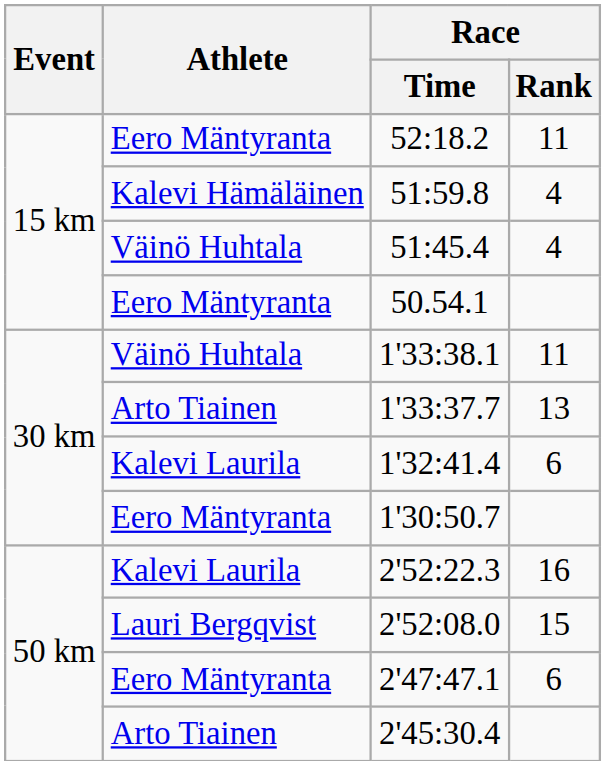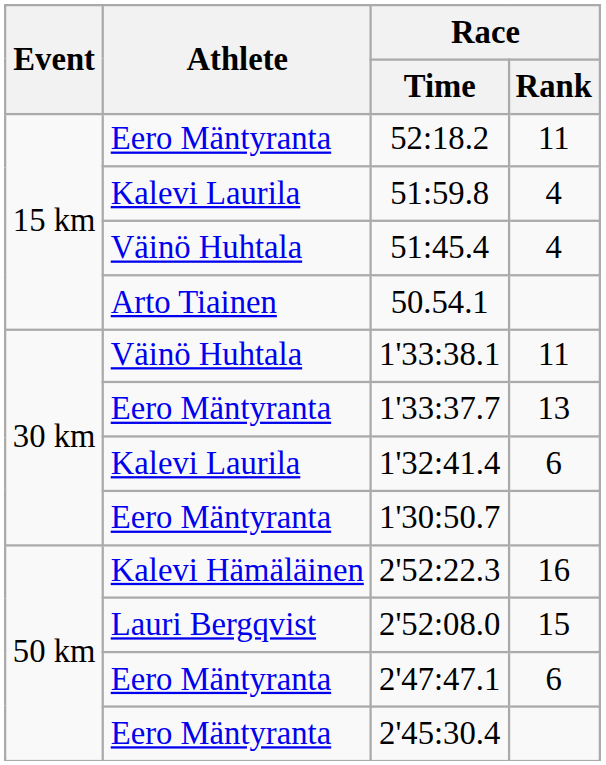(237, 193) Kalevi Hämäläinen -> (206, 193) Kalevi Laurila
(221, 301) Eero Mäntyranta -> (194, 301) Arto Tiainen
(194, 409) Arto Tiainen -> (221, 409) Eero Mäntyranta
(206, 570) Kalevi Laurila -> (237, 570) Kalevi Hämäläinen
(194, 732) Arto Tiainen -> (221, 732) Eero Mäntyranta
